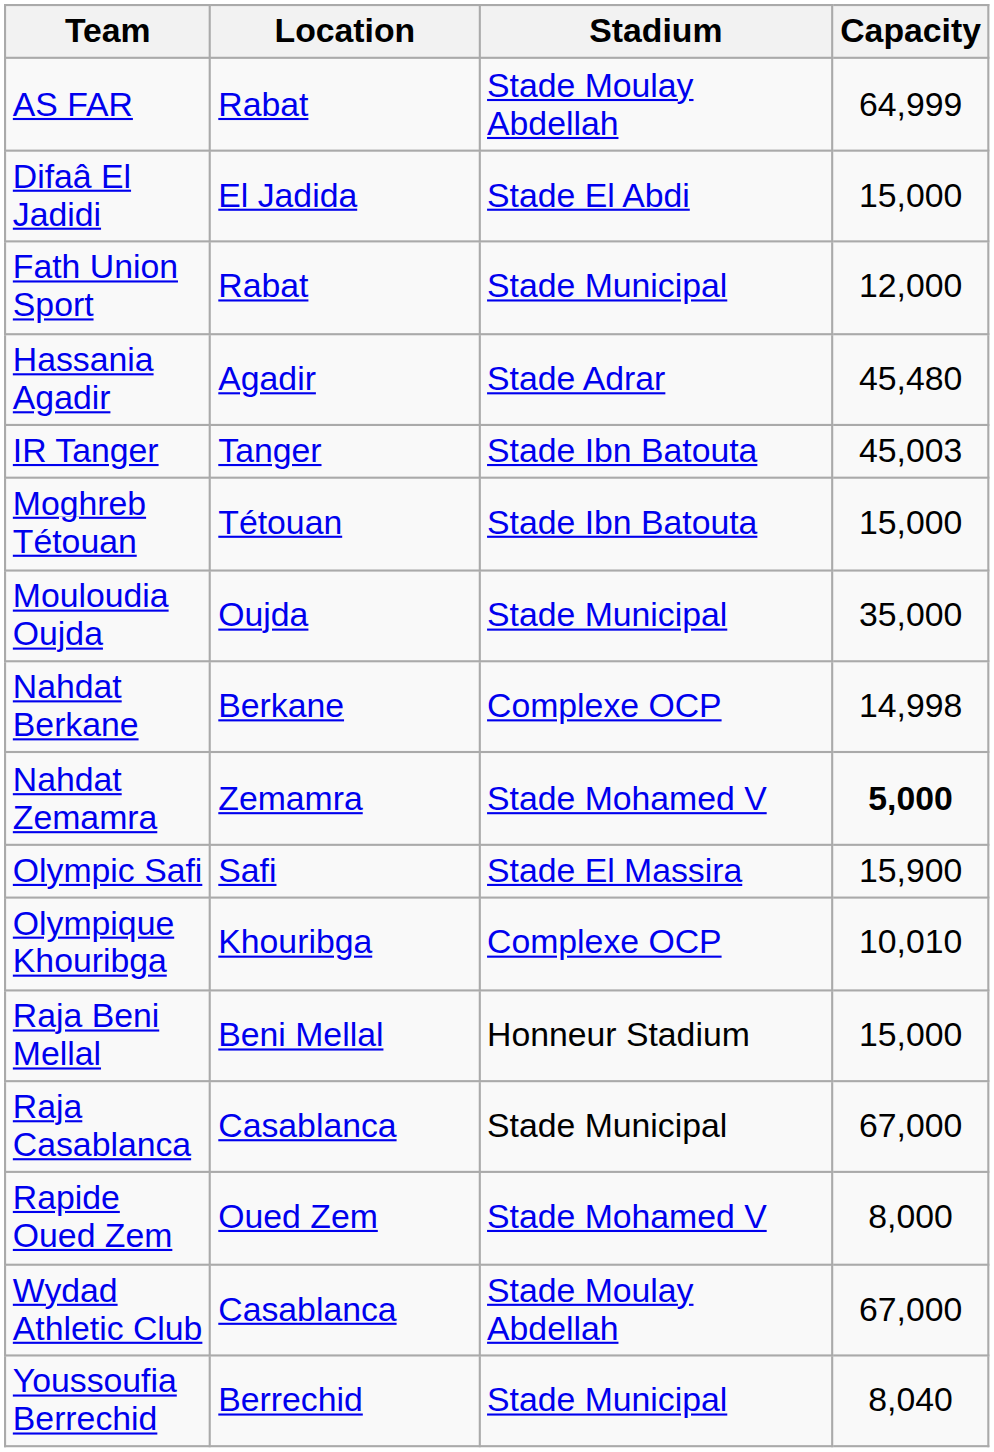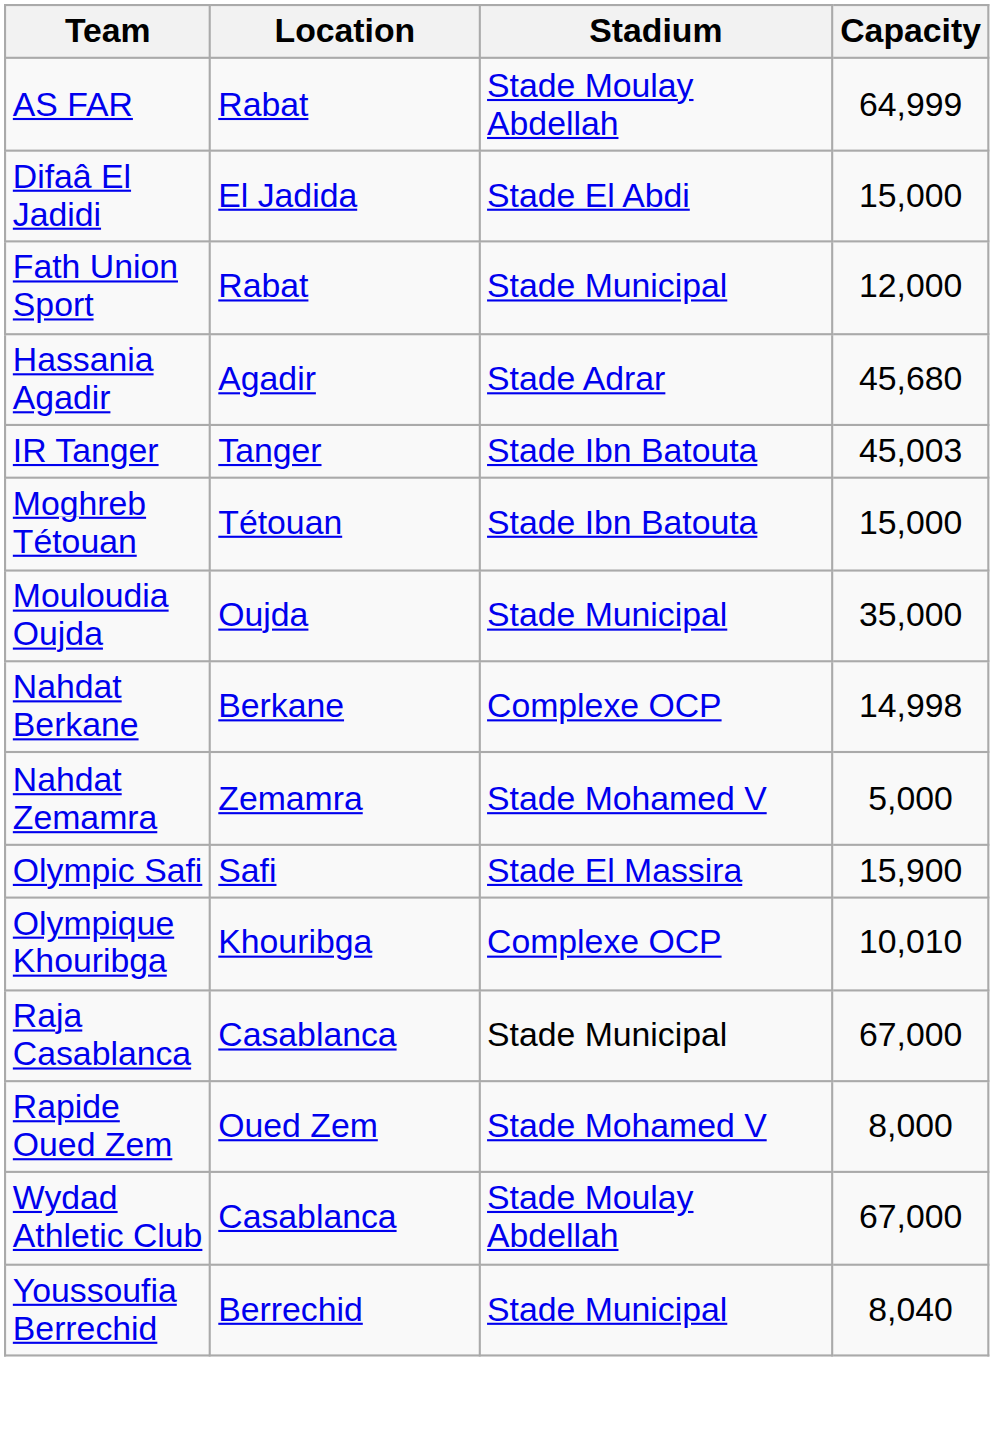(911, 378) 45,480 -> (911, 378) 45,680
(911, 797) bold -> (911, 797) normal
- row: (86, 1034)
